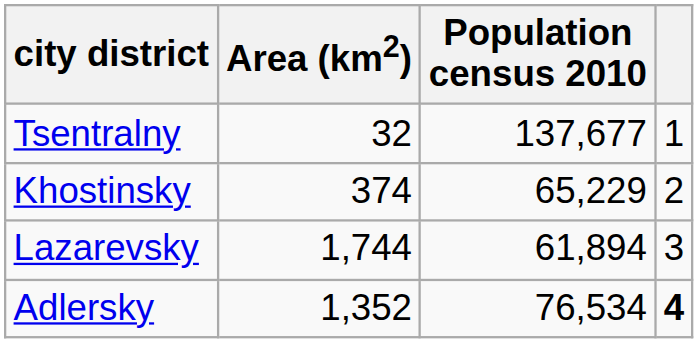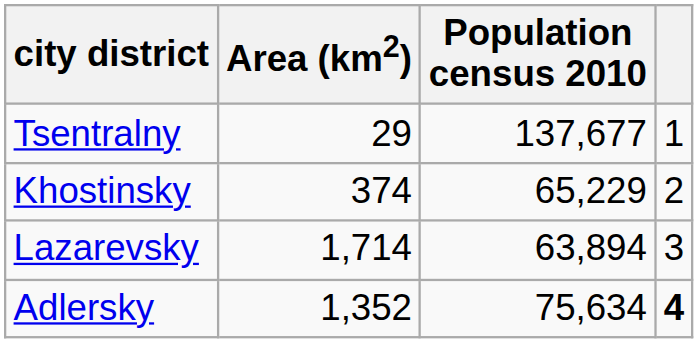(392, 132) 32 -> (392, 132) 29
(366, 249) 1,744 -> (366, 249) 1,714
(591, 249) 61,894 -> (591, 249) 63,894
(591, 307) 76,534 -> (591, 307) 75,634
